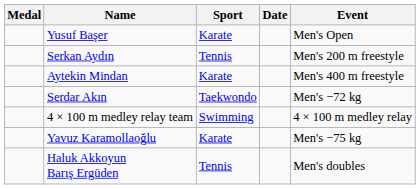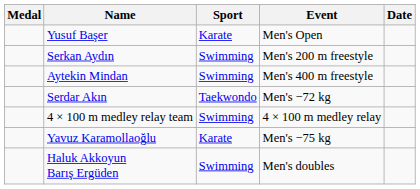columns swapped: (353, 14) <-> (275, 14)
(215, 56) Tennis -> (226, 56) Swimming
(215, 76) Karate -> (226, 76) Swimming
(215, 166) Tennis -> (226, 166) Swimming
